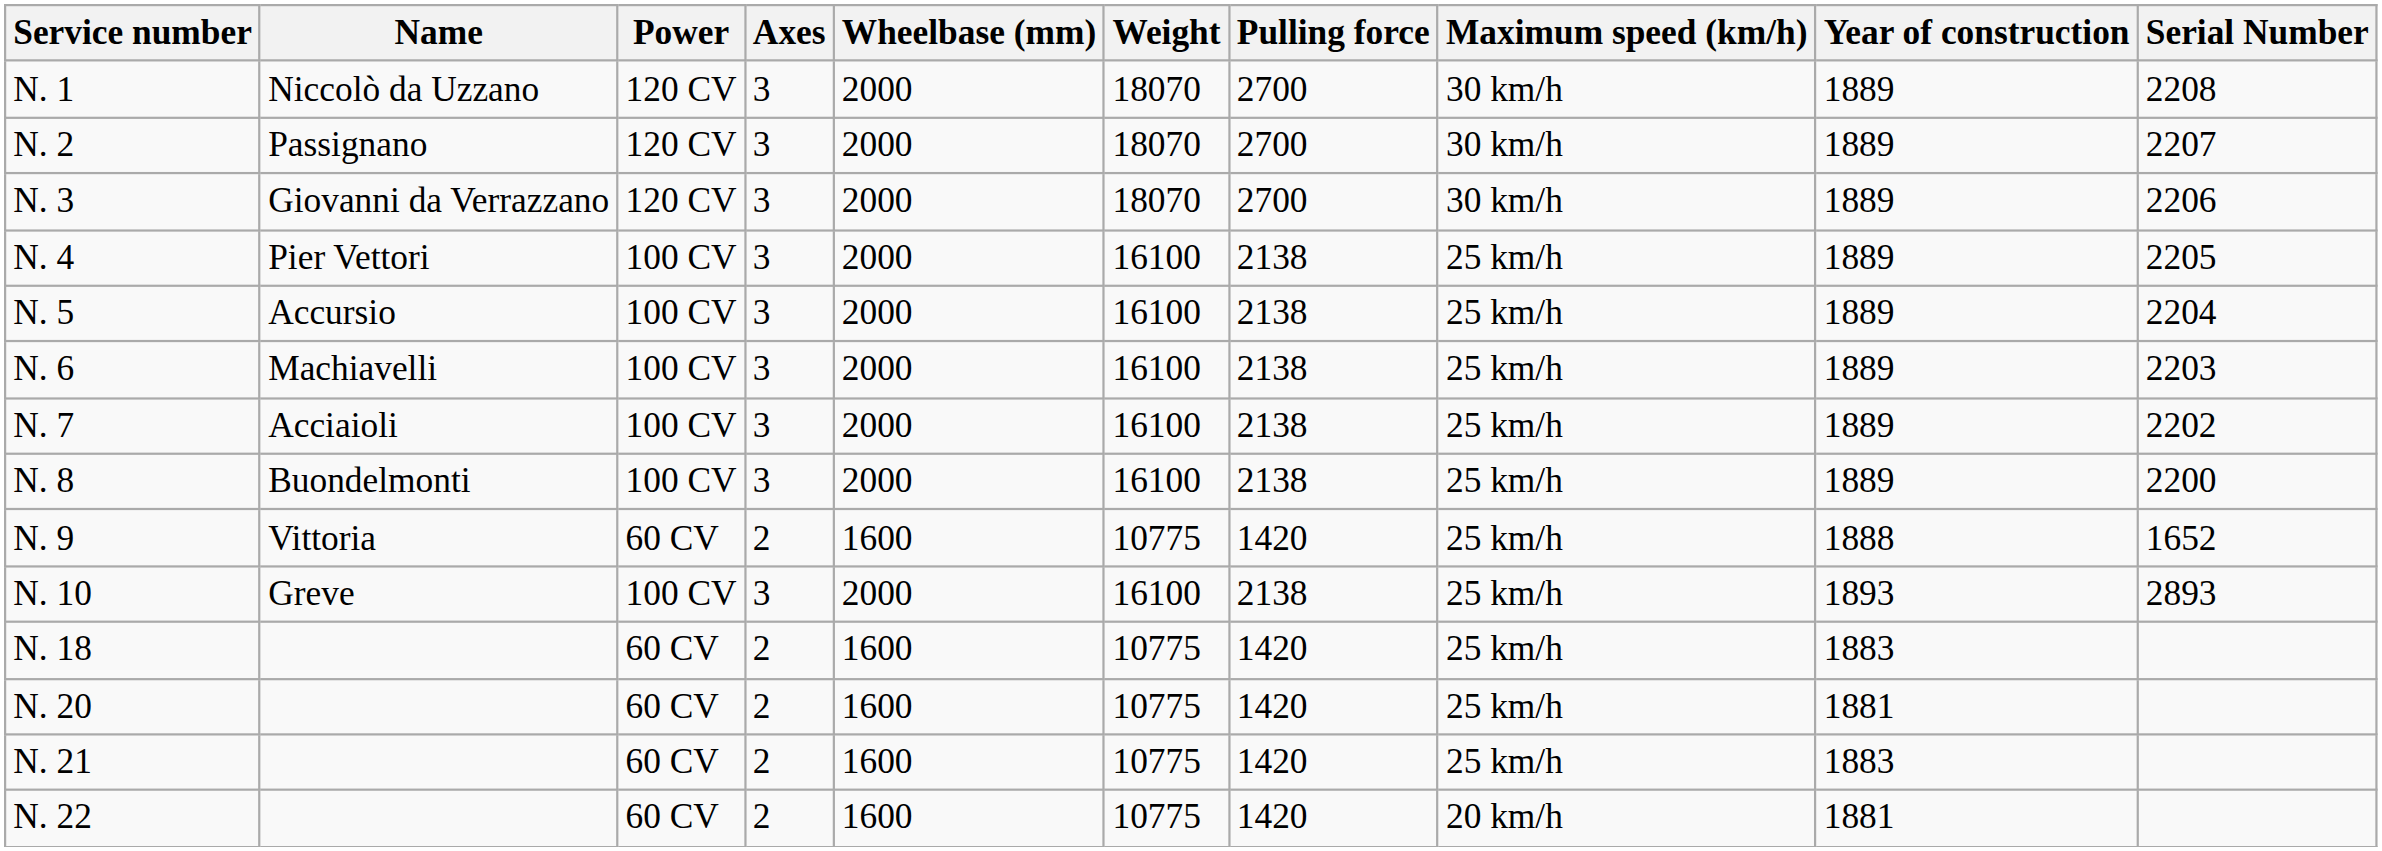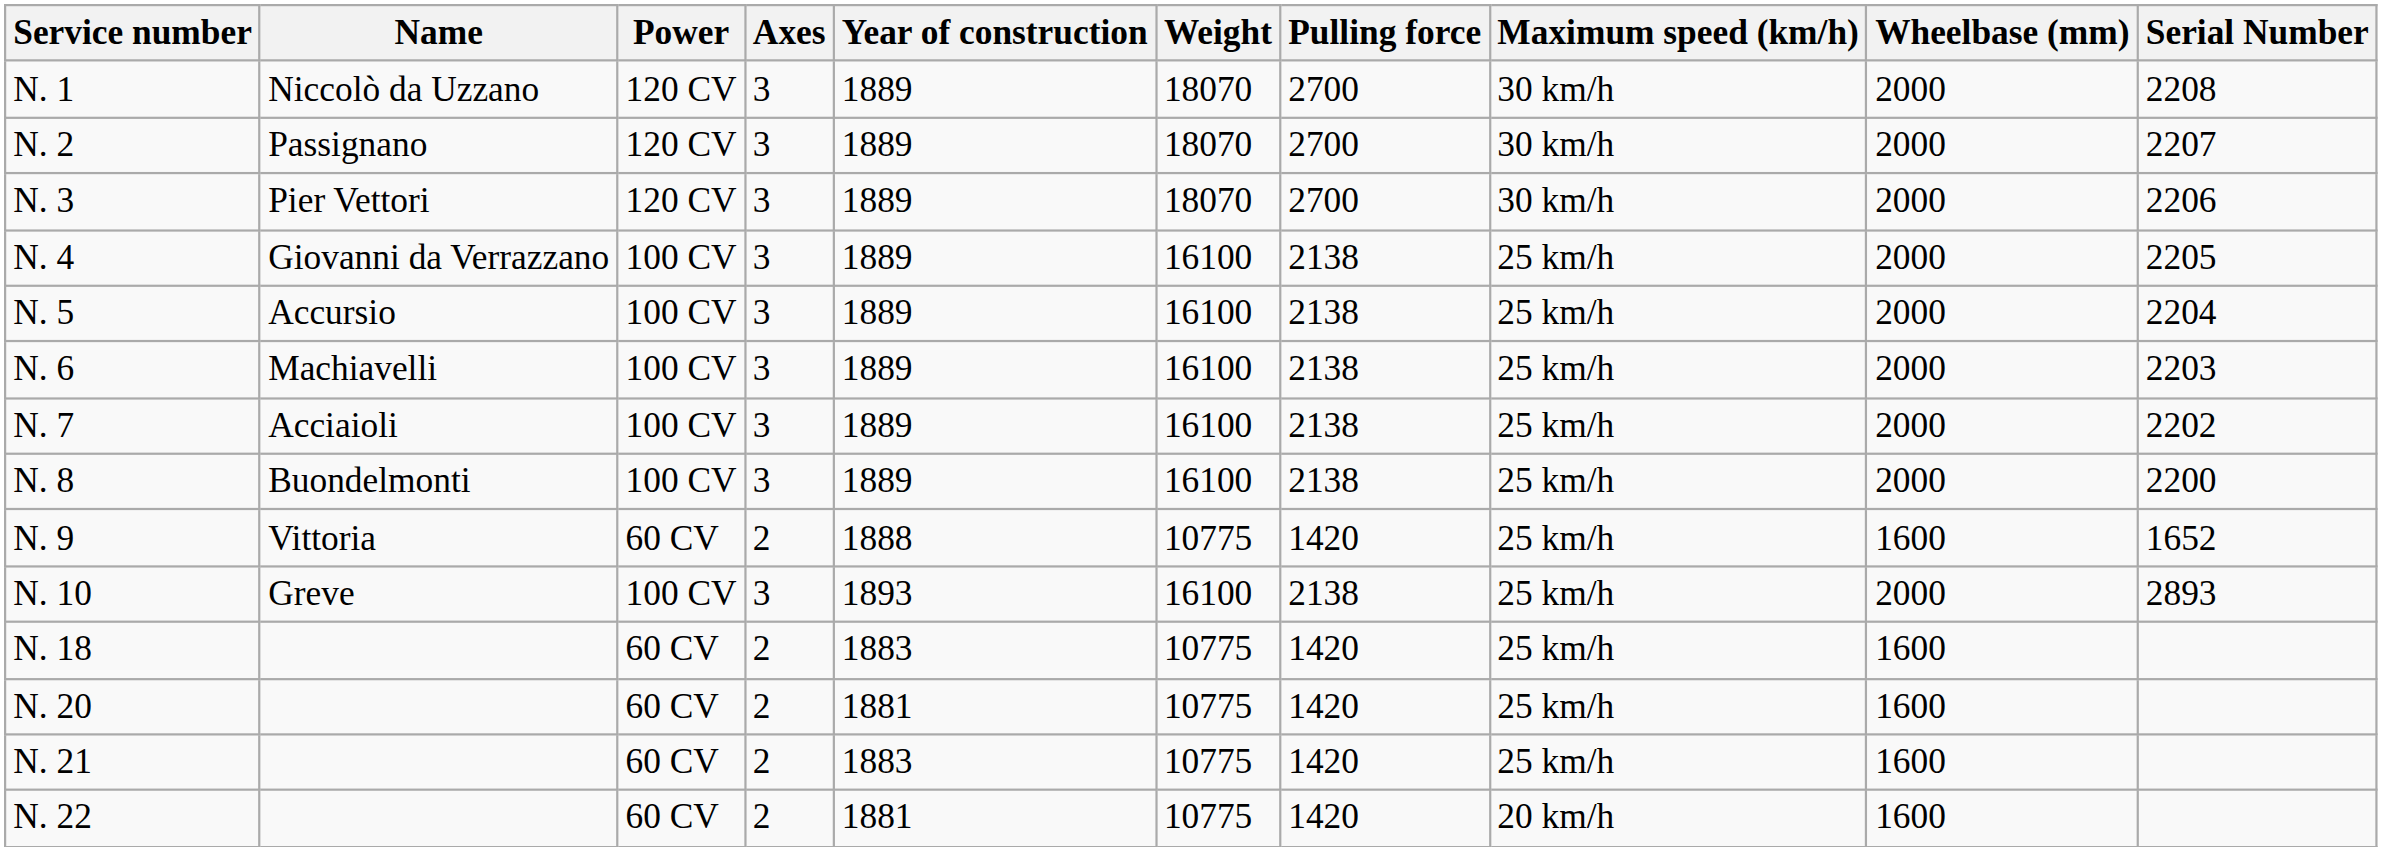columns swapped: (969, 32) <-> (1977, 32)
(439, 200) Giovanni da Verrazzano -> (349, 200) Pier Vettori
(349, 256) Pier Vettori -> (439, 256) Giovanni da Verrazzano
